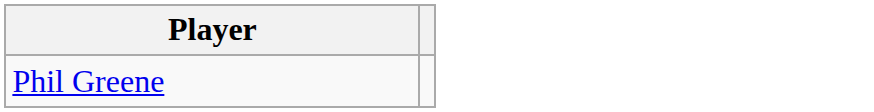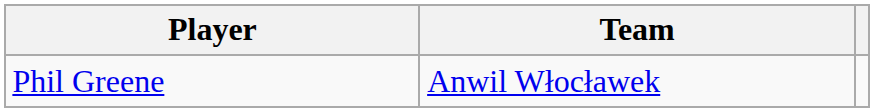+ column: (637, 29)
